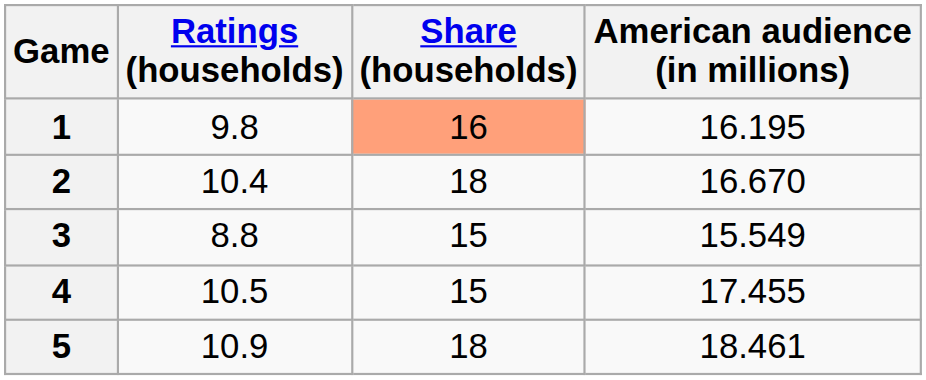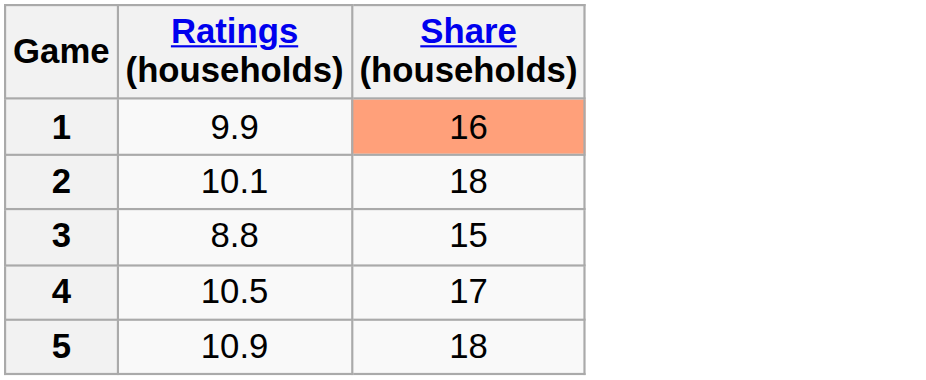- column: (753, 51)
(235, 126) 9.8 -> (235, 126) 9.9
(235, 181) 10.4 -> (235, 181) 10.1
(468, 291) 15 -> (468, 291) 17
